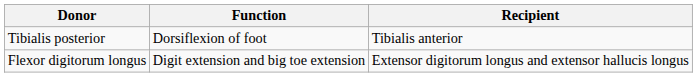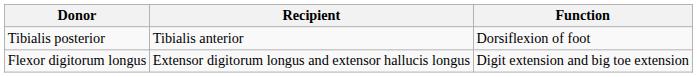columns swapped: (530, 15) <-> (259, 15)
